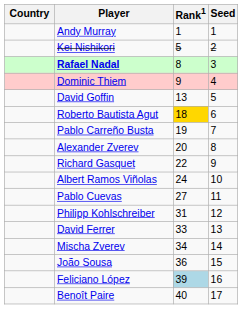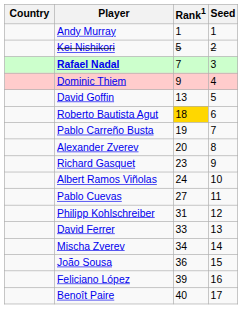(178, 65) 8 -> (178, 65) 7
(181, 164) 22 -> (181, 164) 23
(181, 279) lightblue background -> (181, 279) no background
